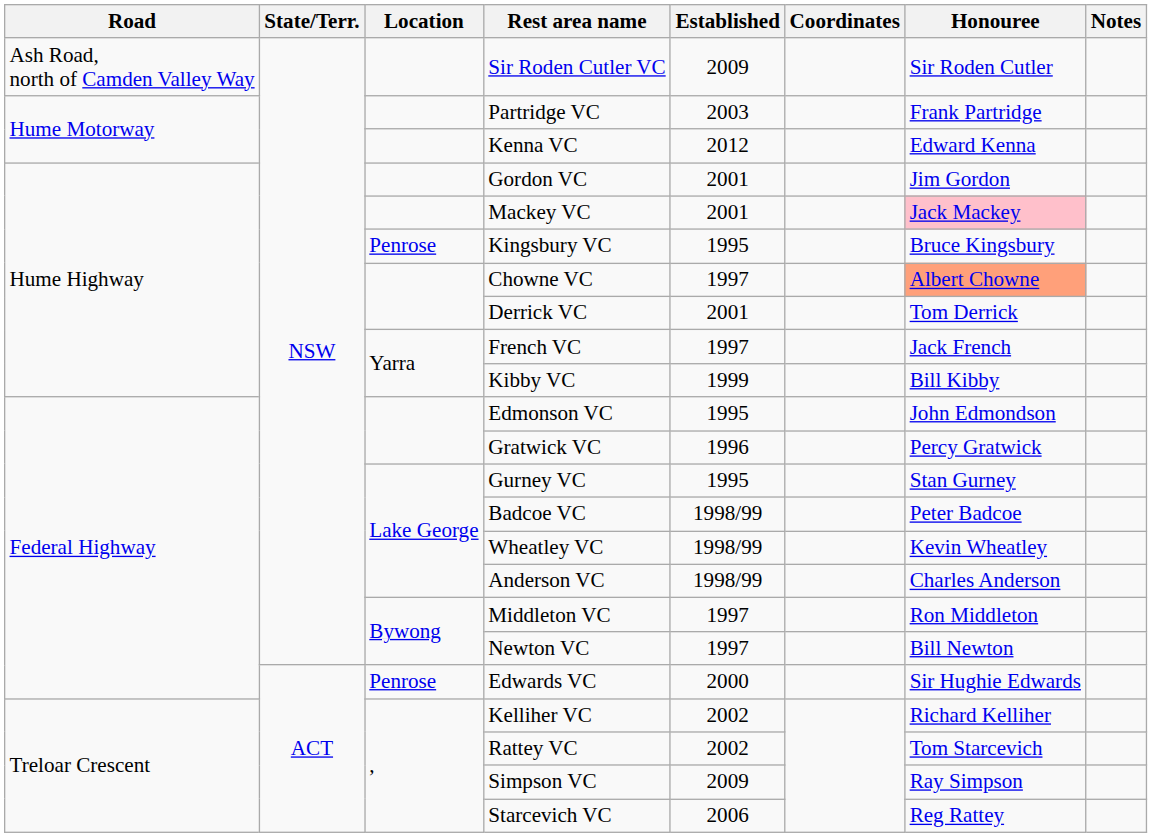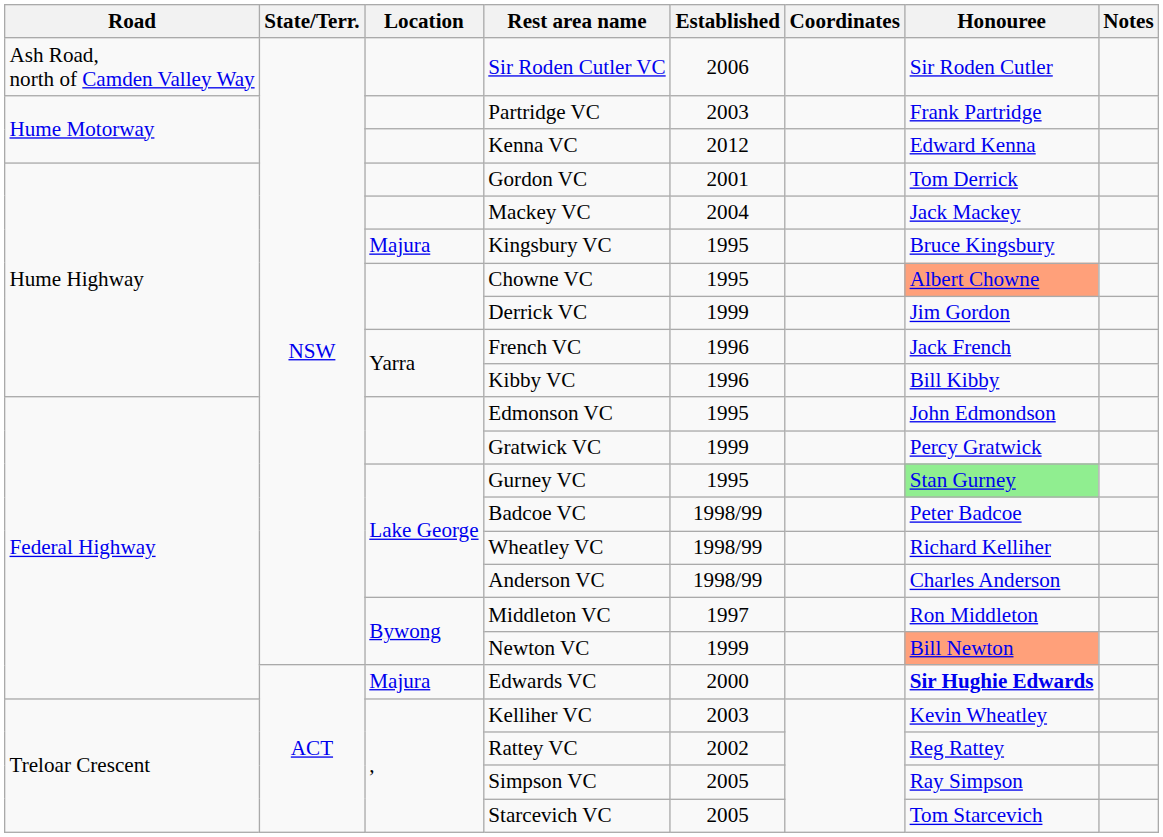(728, 66) 2009 -> (728, 66) 2006
(960, 178) Jim Gordon -> (964, 178) Tom Derrick
(728, 212) 2001 -> (728, 212) 2004
(965, 212) pink background -> (965, 212) no background
(403, 245) Penrose -> (400, 245) Majura
(728, 279) 1997 -> (728, 279) 1995
(728, 312) 2001 -> (728, 312) 1999
(964, 312) Tom Derrick -> (960, 312) Jim Gordon
(728, 346) 1997 -> (728, 346) 1996
(728, 379) 1999 -> (728, 379) 1996
(728, 446) 1996 -> (728, 446) 1999
(963, 480) no background -> (963, 480) lightgreen background
(978, 547) Kevin Wheatley -> (980, 547) Richard Kelliher
(728, 647) 1997 -> (728, 647) 1999
(962, 647) no background -> (962, 647) lightsalmon background
(403, 681) Penrose -> (400, 681) Majura
(995, 681) normal -> (1002, 681) bold
(728, 714) 2002 -> (728, 714) 2003
(980, 714) Richard Kelliher -> (978, 714) Kevin Wheatley
(976, 748) Tom Starcevich -> (957, 748) Reg Rattey
(728, 781) 2009 -> (728, 781) 2005
(728, 815) 2006 -> (728, 815) 2005
(957, 815) Reg Rattey -> (976, 815) Tom Starcevich
